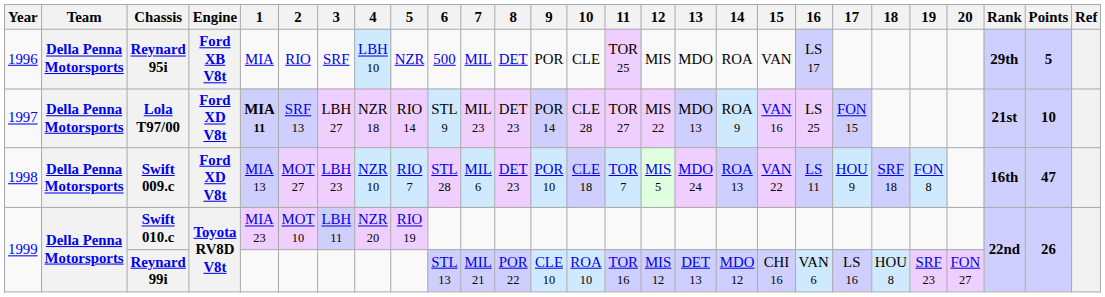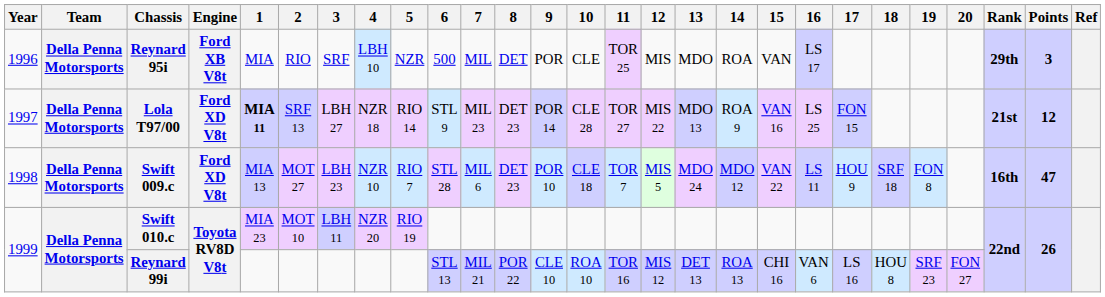(1048, 59) 5 -> (1048, 59) 3
(1048, 118) 10 -> (1048, 118) 12
(737, 178) ROA 13 -> (737, 178) MDO 12
(737, 270) MDO 12 -> (737, 270) ROA 13
